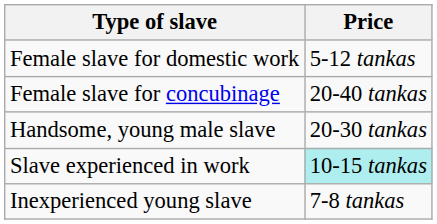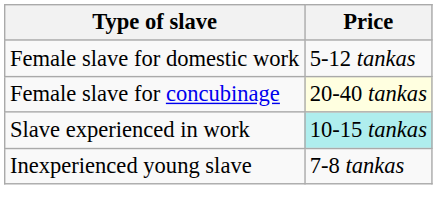(368, 93) no background -> (368, 93) lightyellow background
- row: (143, 129)
